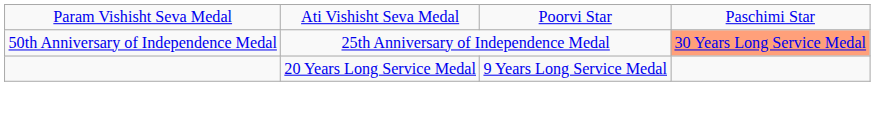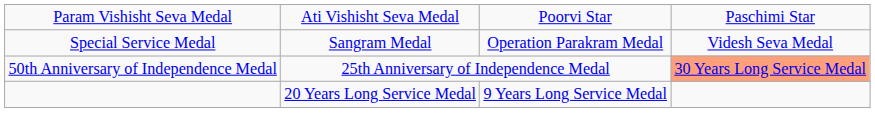+ row: (143, 42)
